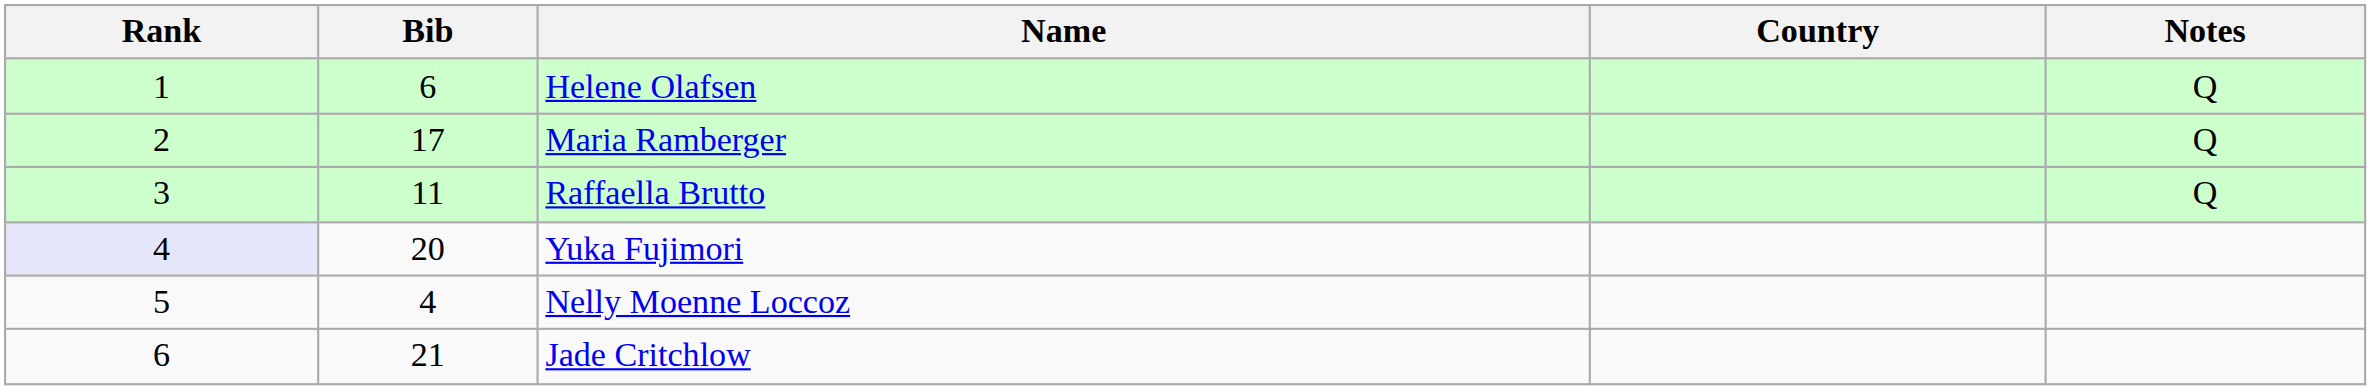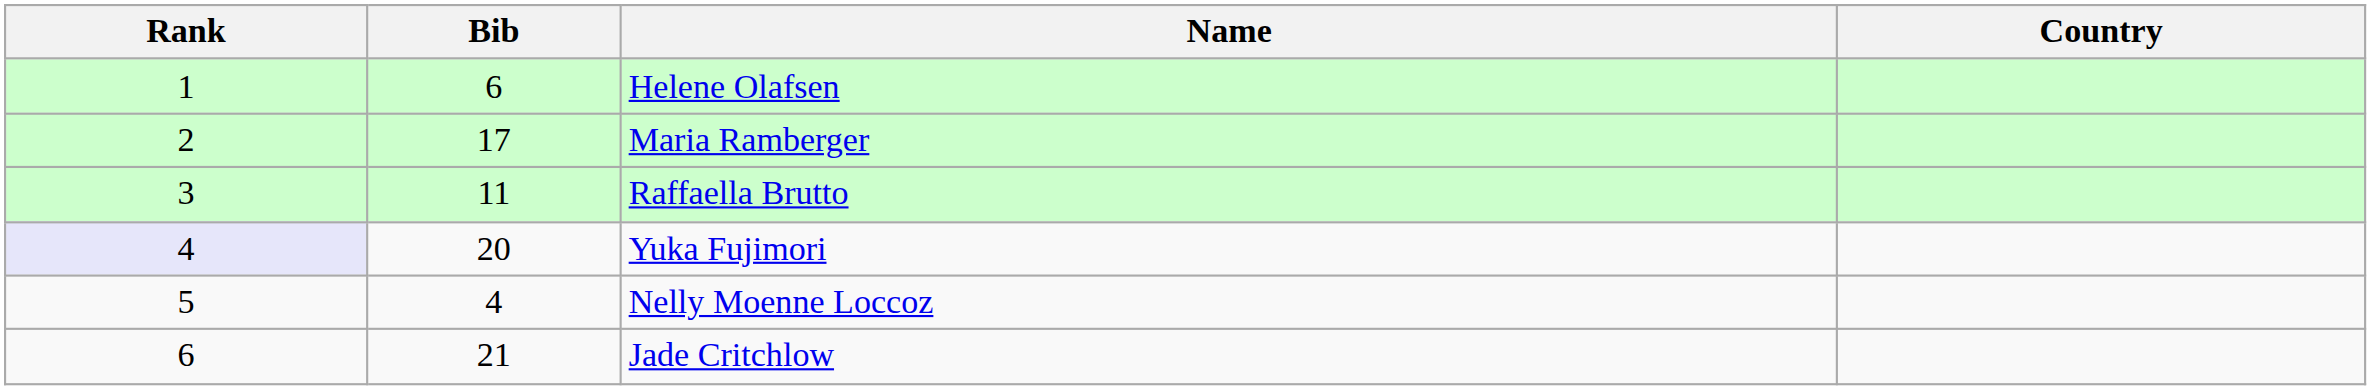- column: (2205, 31)
